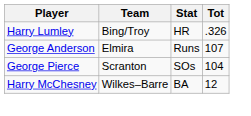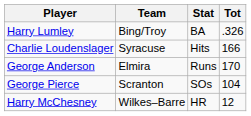(182, 31) HR -> (198, 31) BA
+ row: (60, 48)
(214, 48) 107 -> (231, 66) 170
(181, 84) BA -> (198, 102) HR
